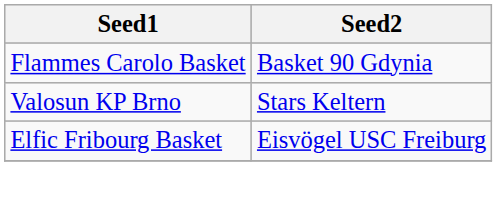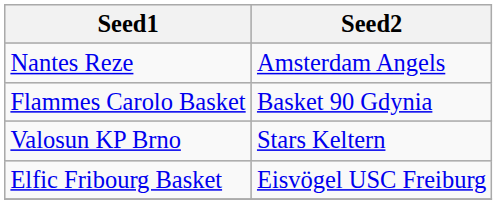+ row: (72, 62)
